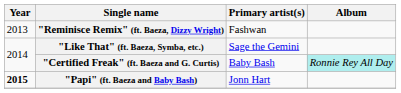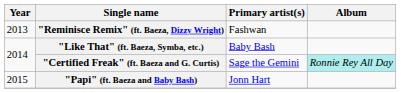(264, 46) Sage the Gemini -> (252, 46) Baby Bash
(252, 63) Baby Bash -> (264, 63) Sage the Gemini
(17, 79) bold -> (17, 79) normal
